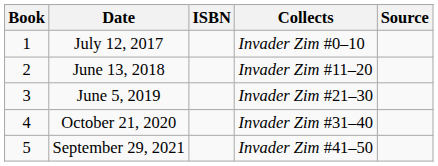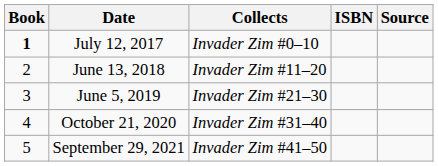columns swapped: (306, 17) <-> (212, 17)
(27, 43) normal -> (27, 43) bold
